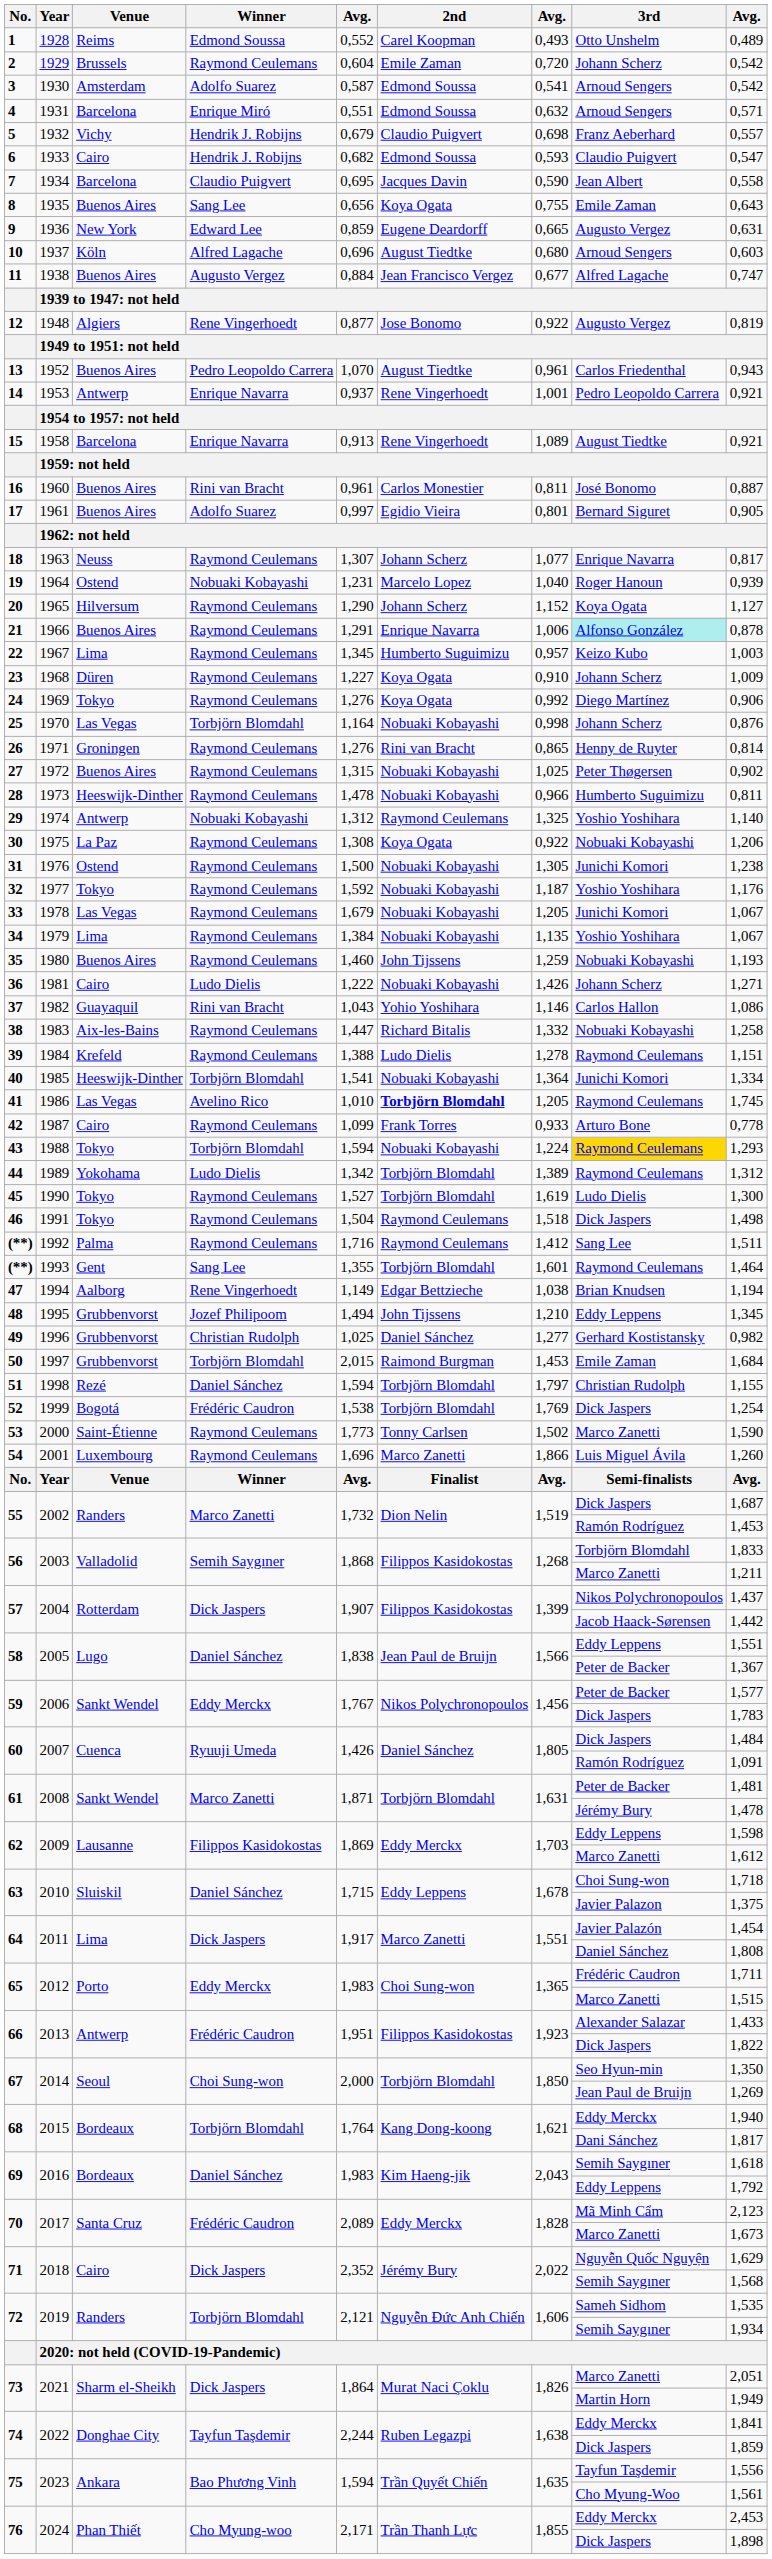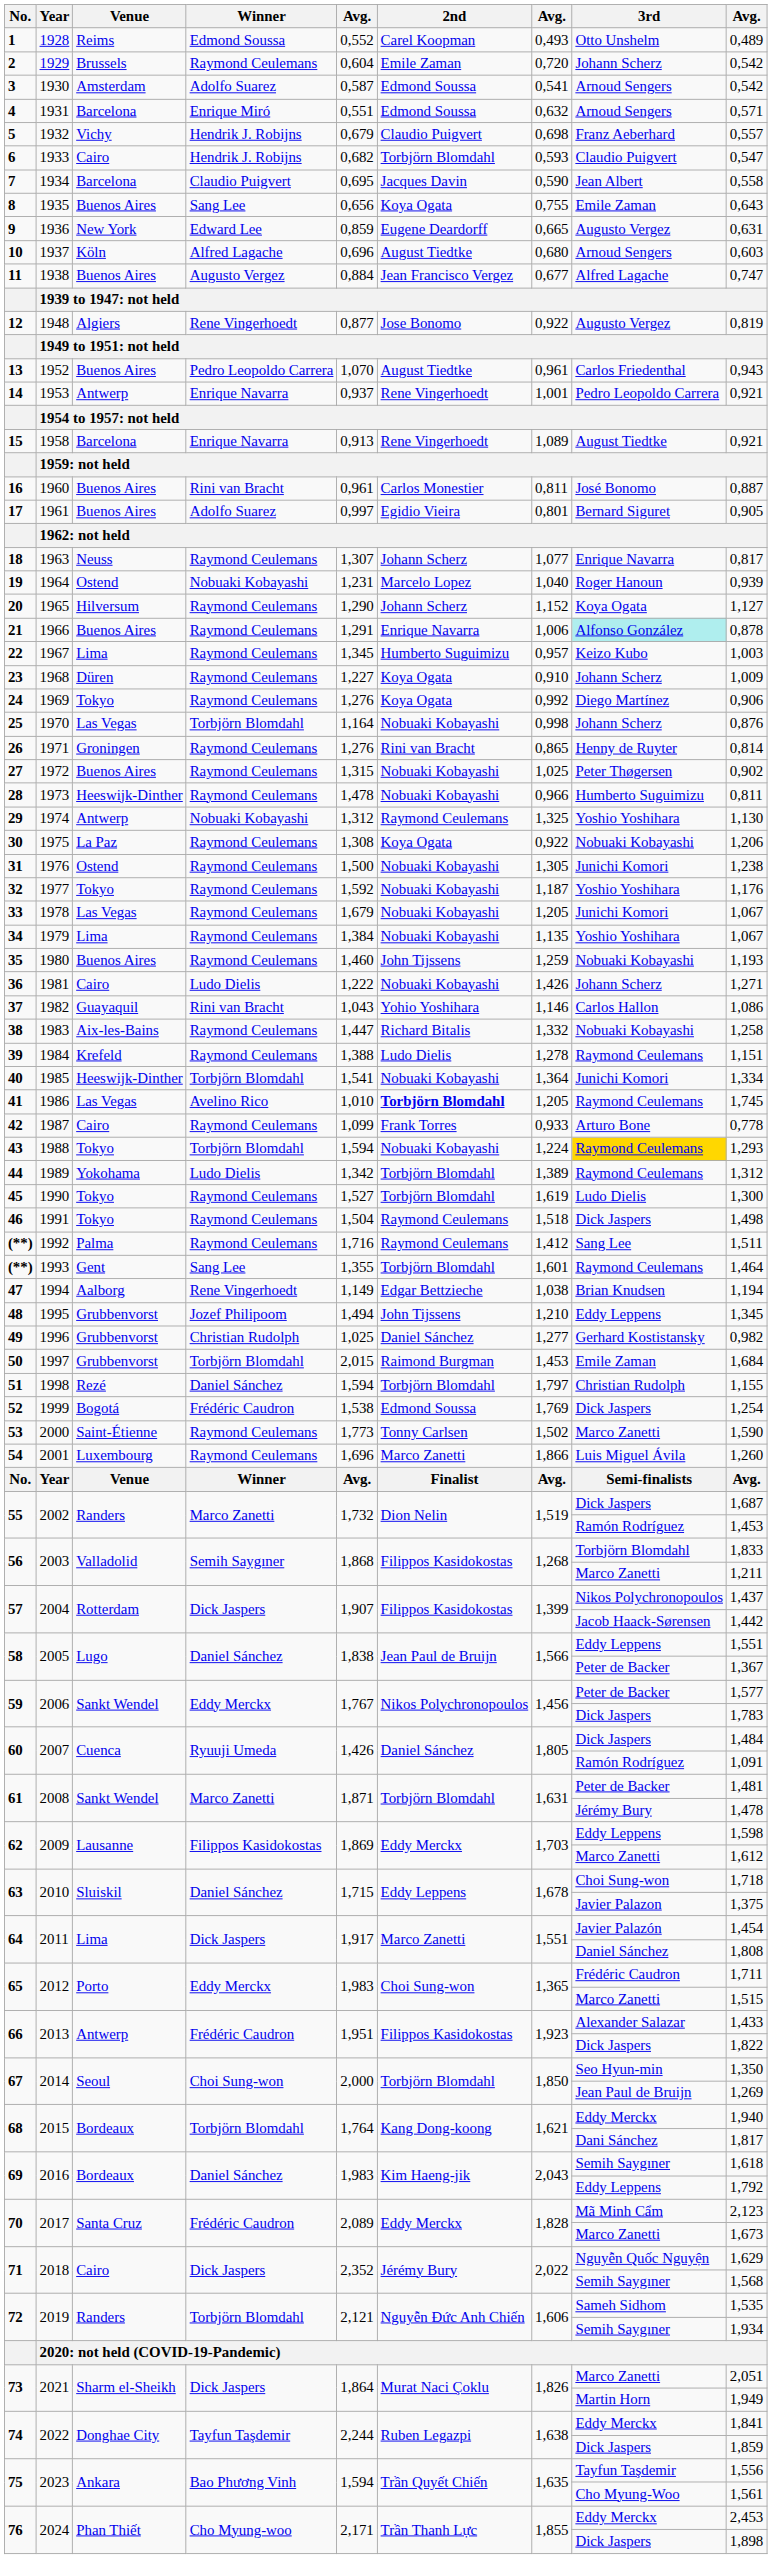(428, 157) Edmond Soussa -> (438, 157) Torbjörn Blomdahl
(747, 818) 1,140 -> (747, 818) 1,130
(438, 1408) Torbjörn Blomdahl -> (428, 1408) Edmond Soussa
